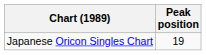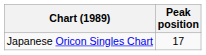(178, 41) 19 -> (178, 41) 17
